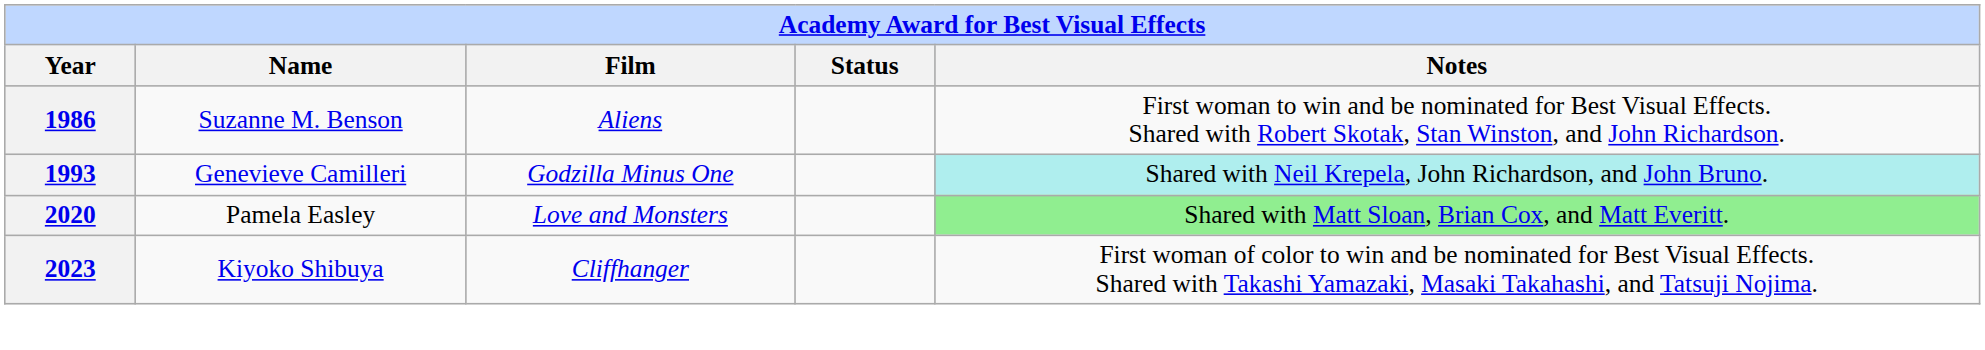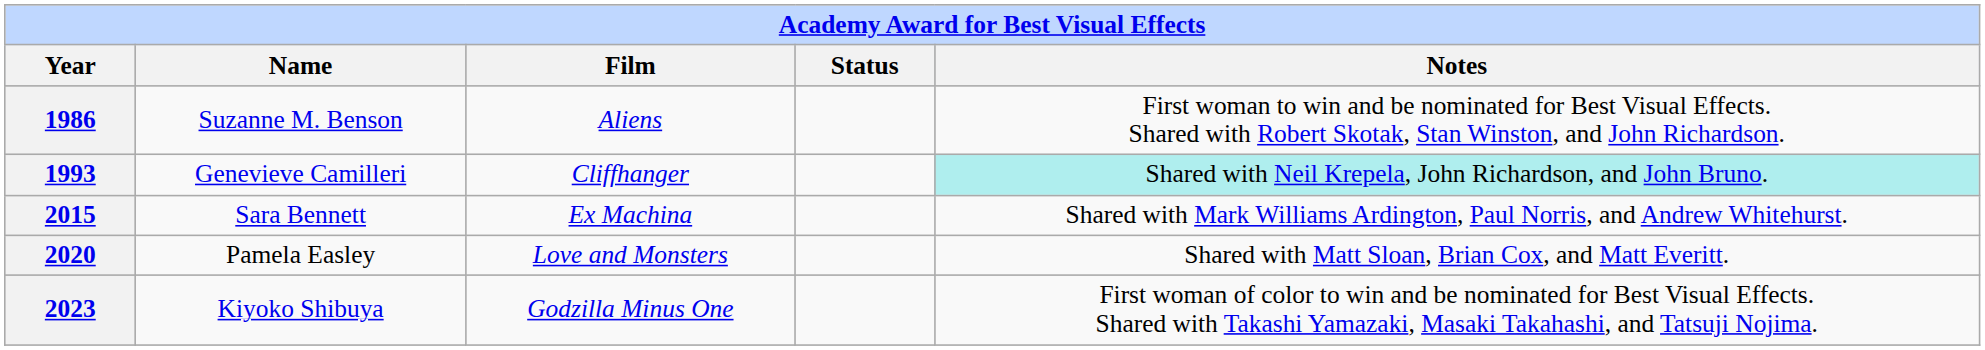(630, 174) Godzilla Minus One -> (630, 174) Cliffhanger
+ row: (70, 214)
(1457, 214) lightgreen background -> (1457, 255) no background
(630, 269) Cliffhanger -> (630, 309) Godzilla Minus One
